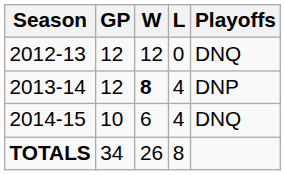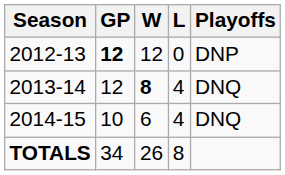(112, 53) normal -> (112, 53) bold
(218, 53) DNQ -> (217, 53) DNP
(217, 86) DNP -> (218, 86) DNQ
